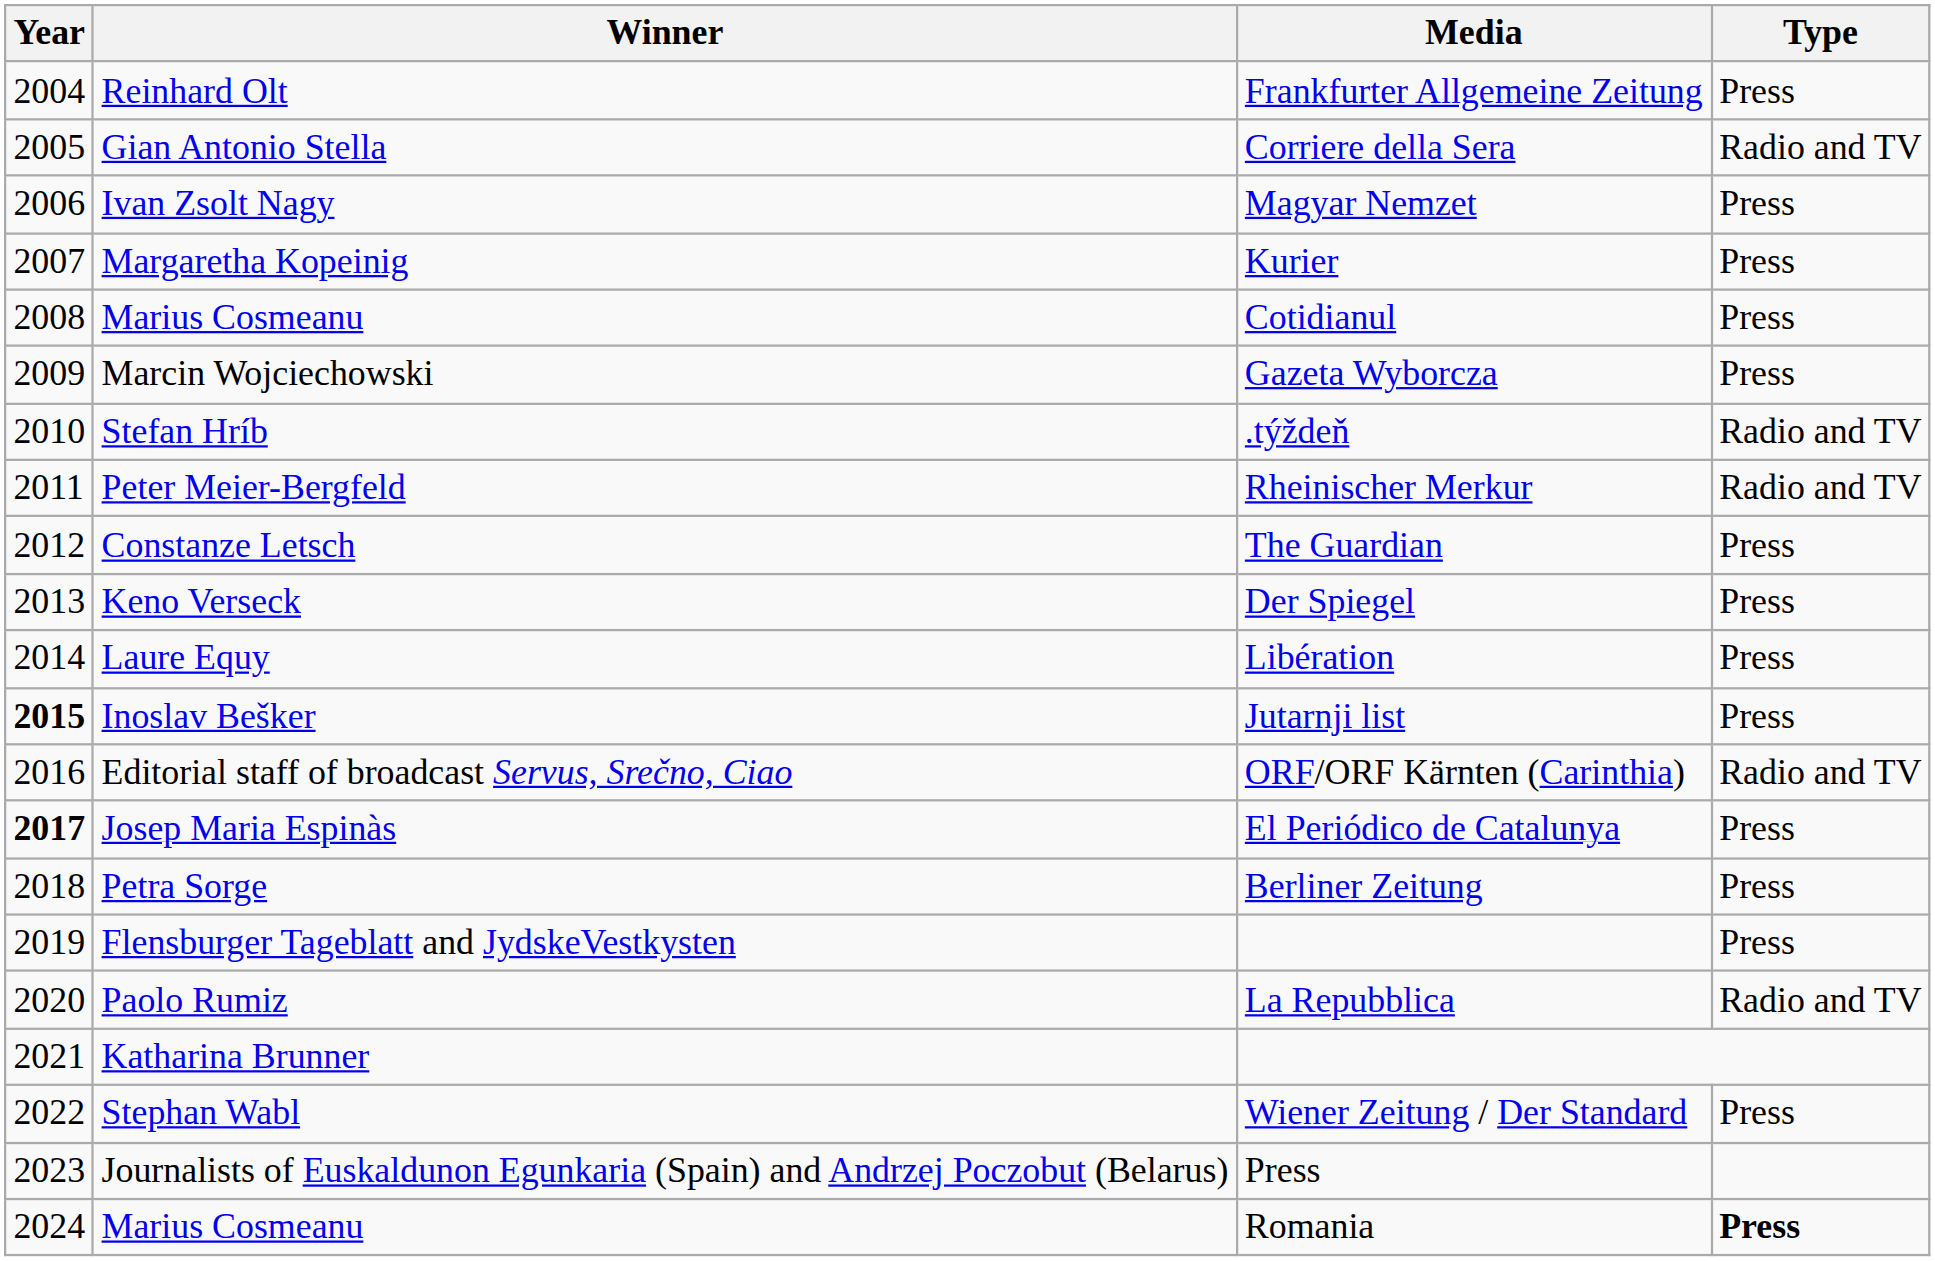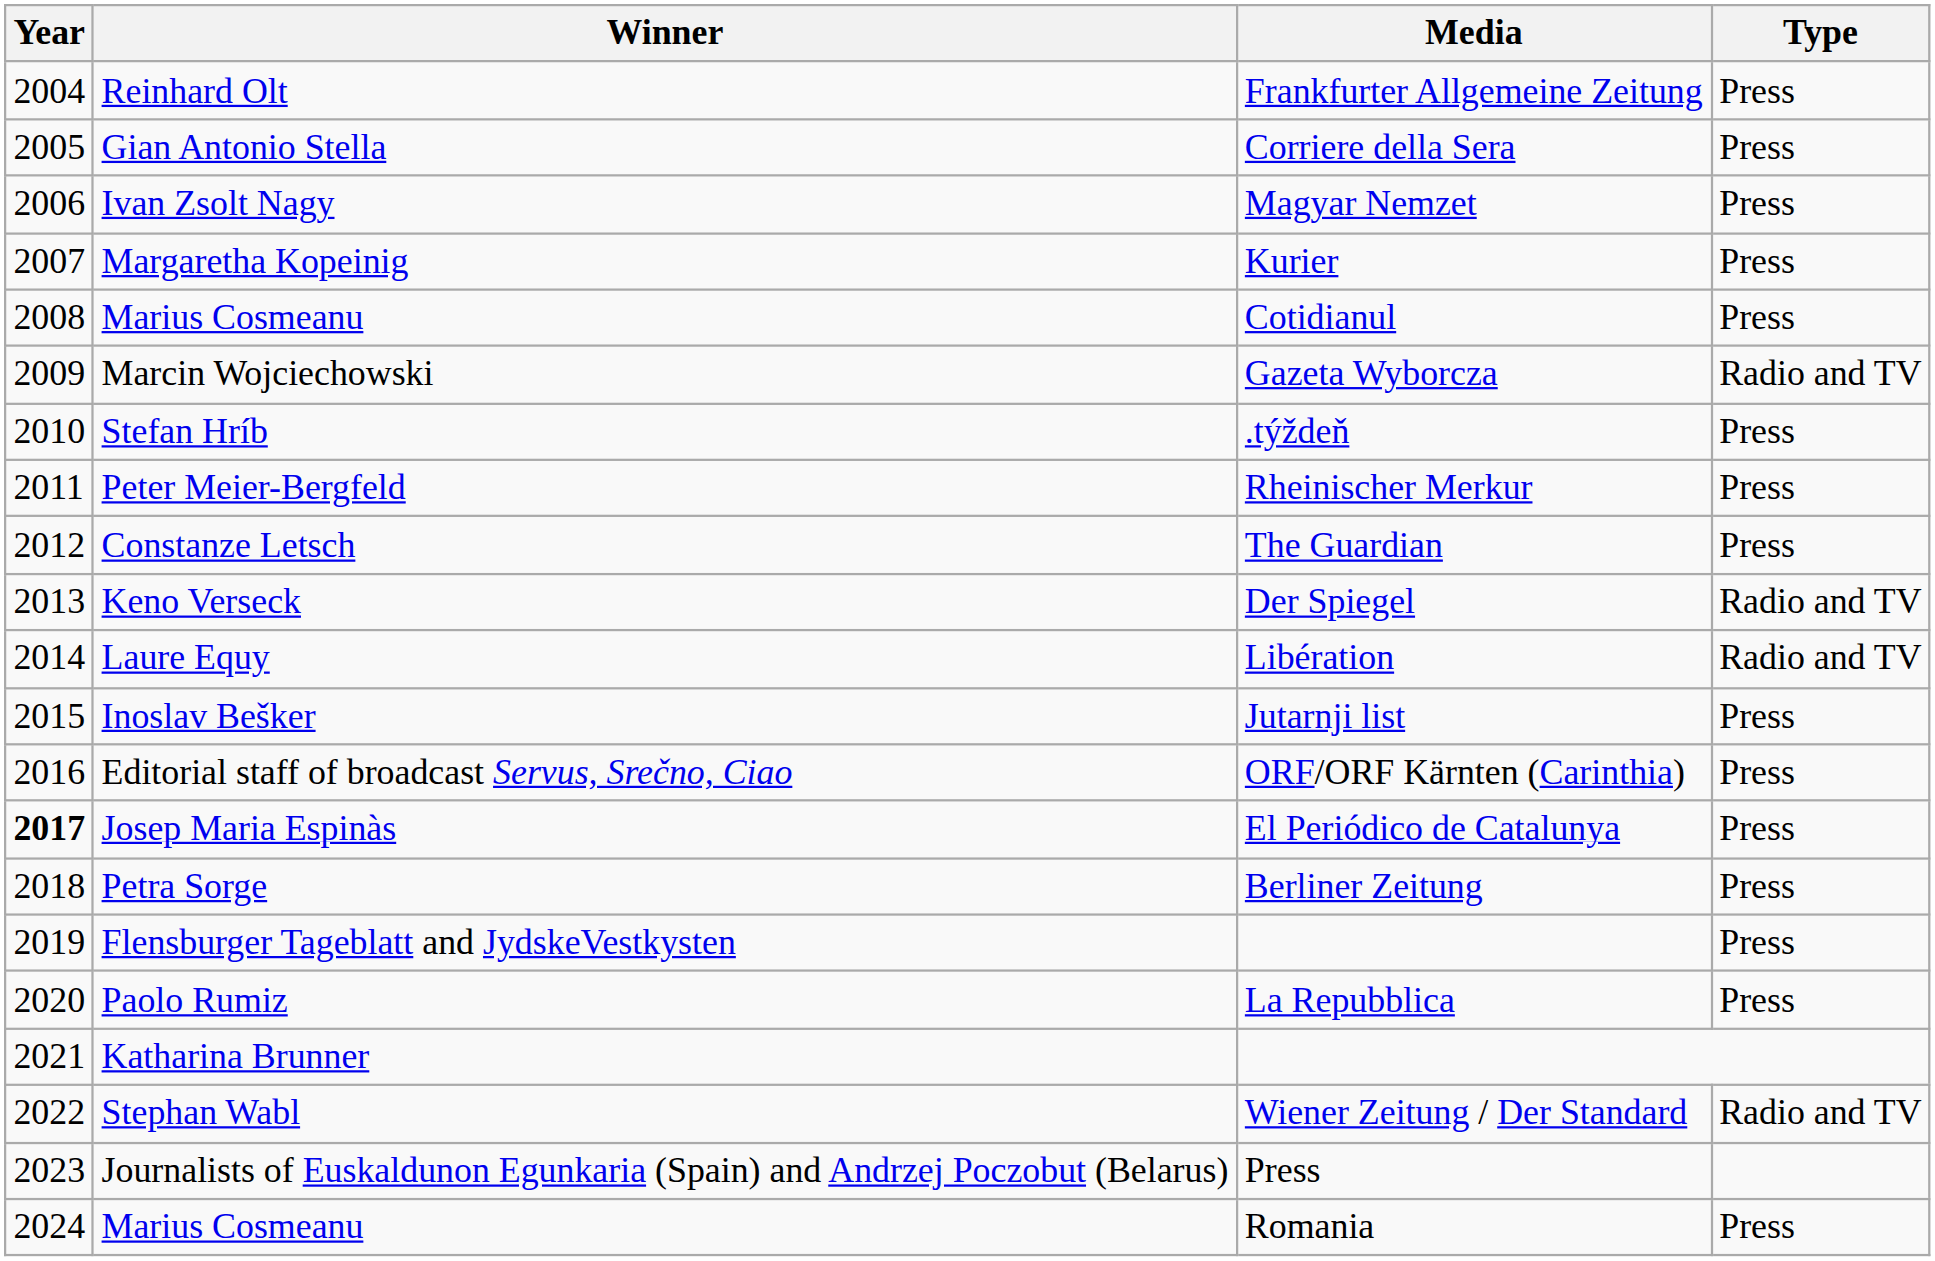(1820, 146) Radio and TV -> (1757, 146) Press
(1757, 373) Press -> (1820, 373) Radio and TV
(1820, 430) Radio and TV -> (1757, 430) Press
(1820, 487) Radio and TV -> (1757, 487) Press
(1757, 601) Press -> (1820, 601) Radio and TV
(1757, 658) Press -> (1820, 658) Radio and TV
(49, 715) bold -> (49, 714) normal
(1820, 771) Radio and TV -> (1757, 771) Press
(1820, 999) Radio and TV -> (1757, 999) Press
(1757, 1112) Press -> (1820, 1112) Radio and TV
(1760, 1226) bold -> (1757, 1226) normal
